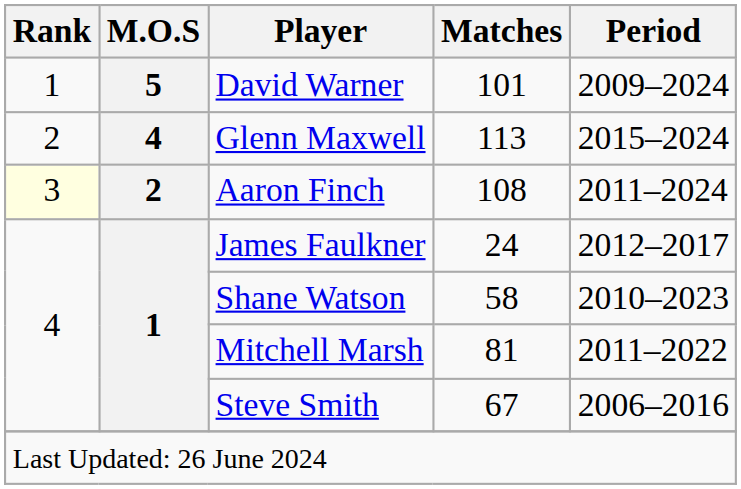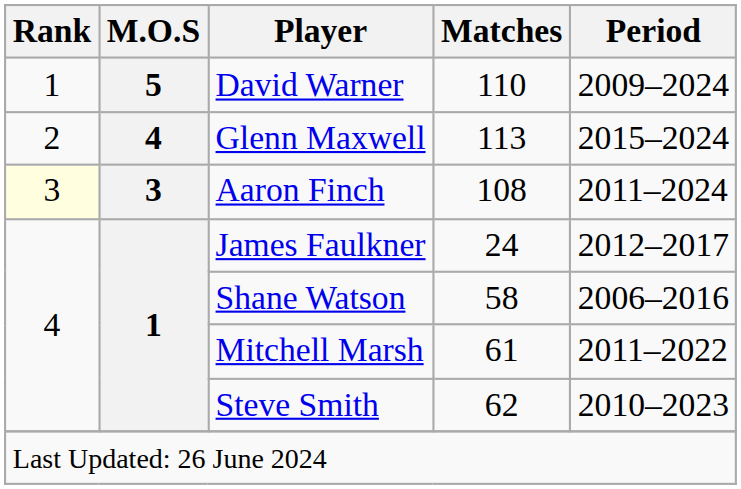(502, 84) 101 -> (502, 84) 110
(153, 191) 2 -> (153, 191) 3
(653, 297) 2010–2023 -> (653, 297) 2006–2016
(502, 350) 81 -> (502, 350) 61
(502, 404) 67 -> (502, 404) 62
(653, 404) 2006–2016 -> (653, 404) 2010–2023
